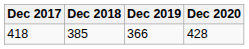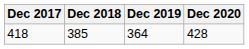(137, 34) 366 -> (137, 34) 364
